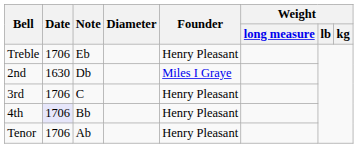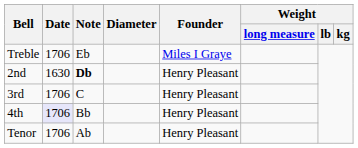(200, 53) Henry Pleasant -> (197, 53) Miles I Graye
(83, 73) normal -> (84, 73) bold
(197, 73) Miles I Graye -> (200, 73) Henry Pleasant
